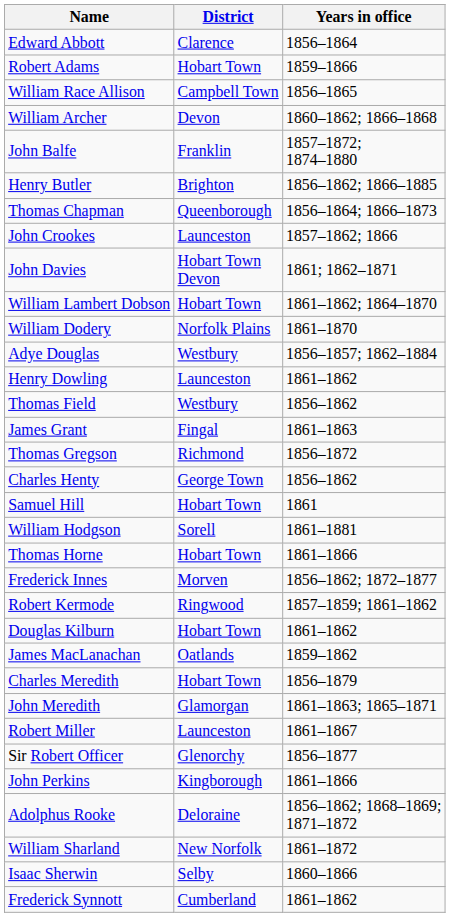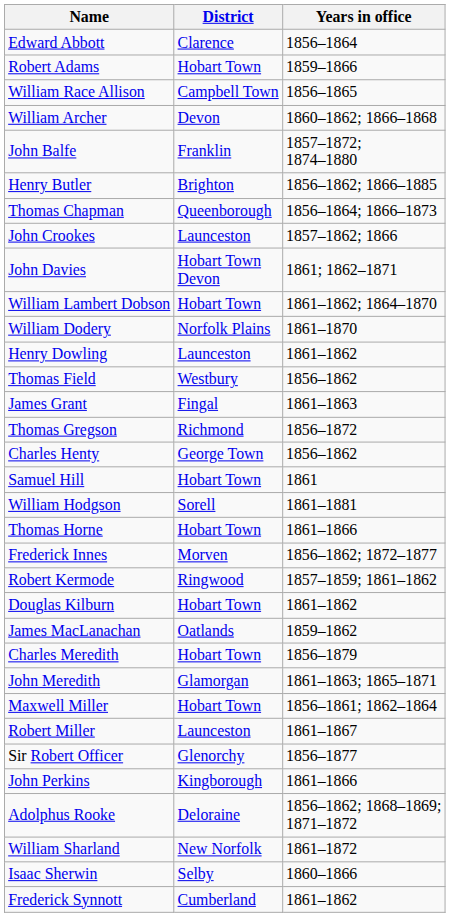- row: (54, 354)
+ row: (58, 705)
